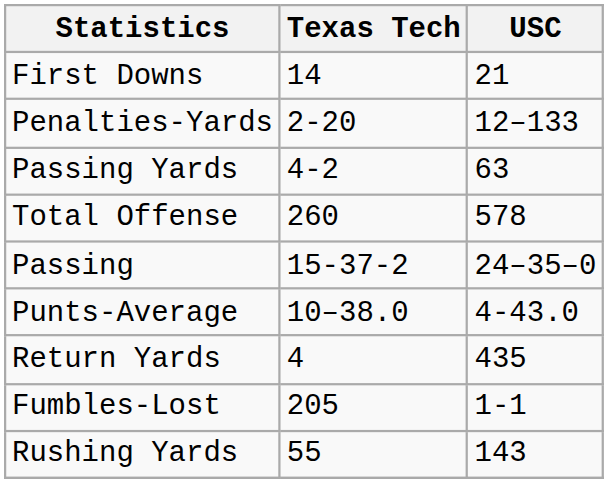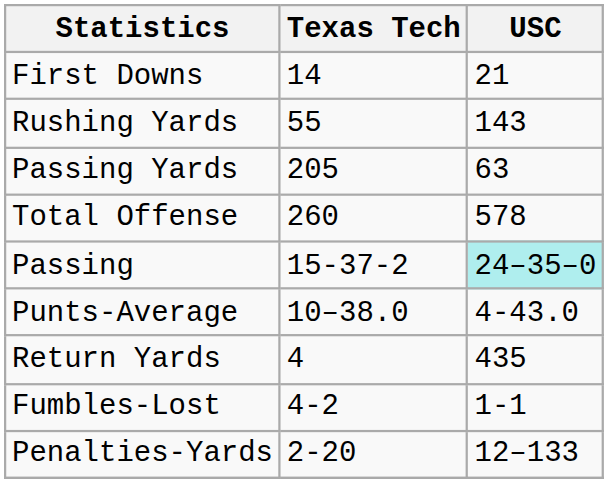rows swapped: (125, 454) <-> (143, 123)
(313, 170) 4-2 -> (313, 170) 205
(535, 265) no background -> (535, 265) paleturquoise background
(313, 407) 205 -> (313, 407) 4-2
